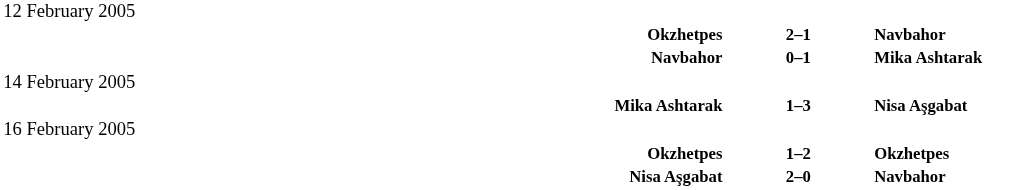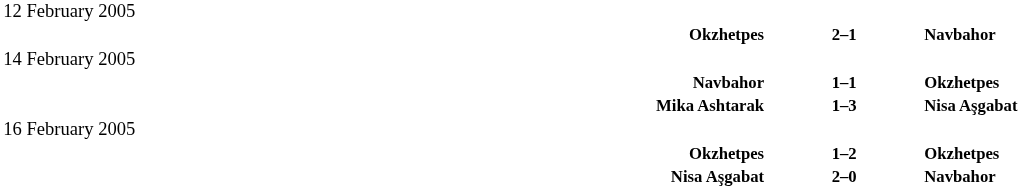- row: (687, 58)
+ row: (728, 82)
